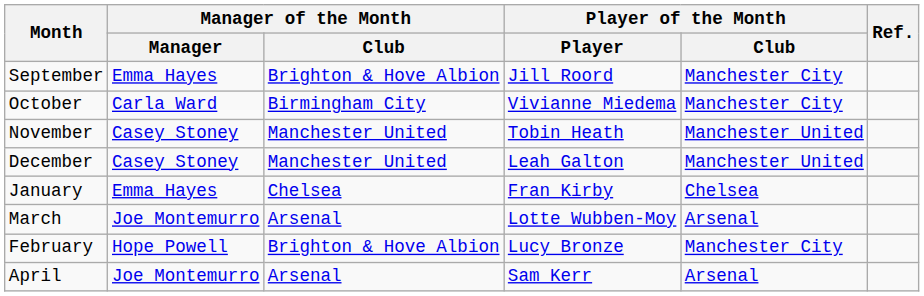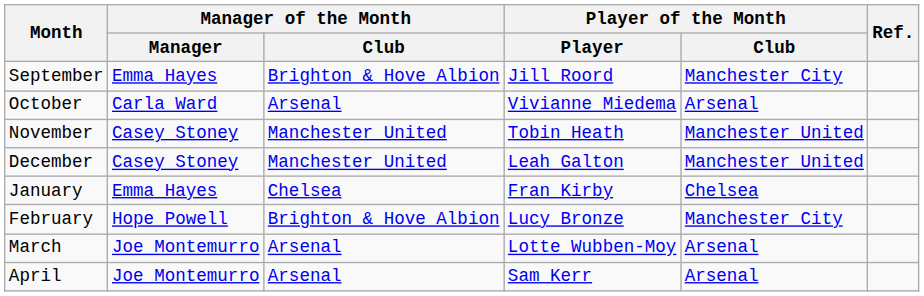(347, 105) Birmingham City -> (305, 105) Arsenal
(764, 105) Manchester City -> (722, 105) Arsenal
rows swapped: (51, 248) <-> (35, 219)
